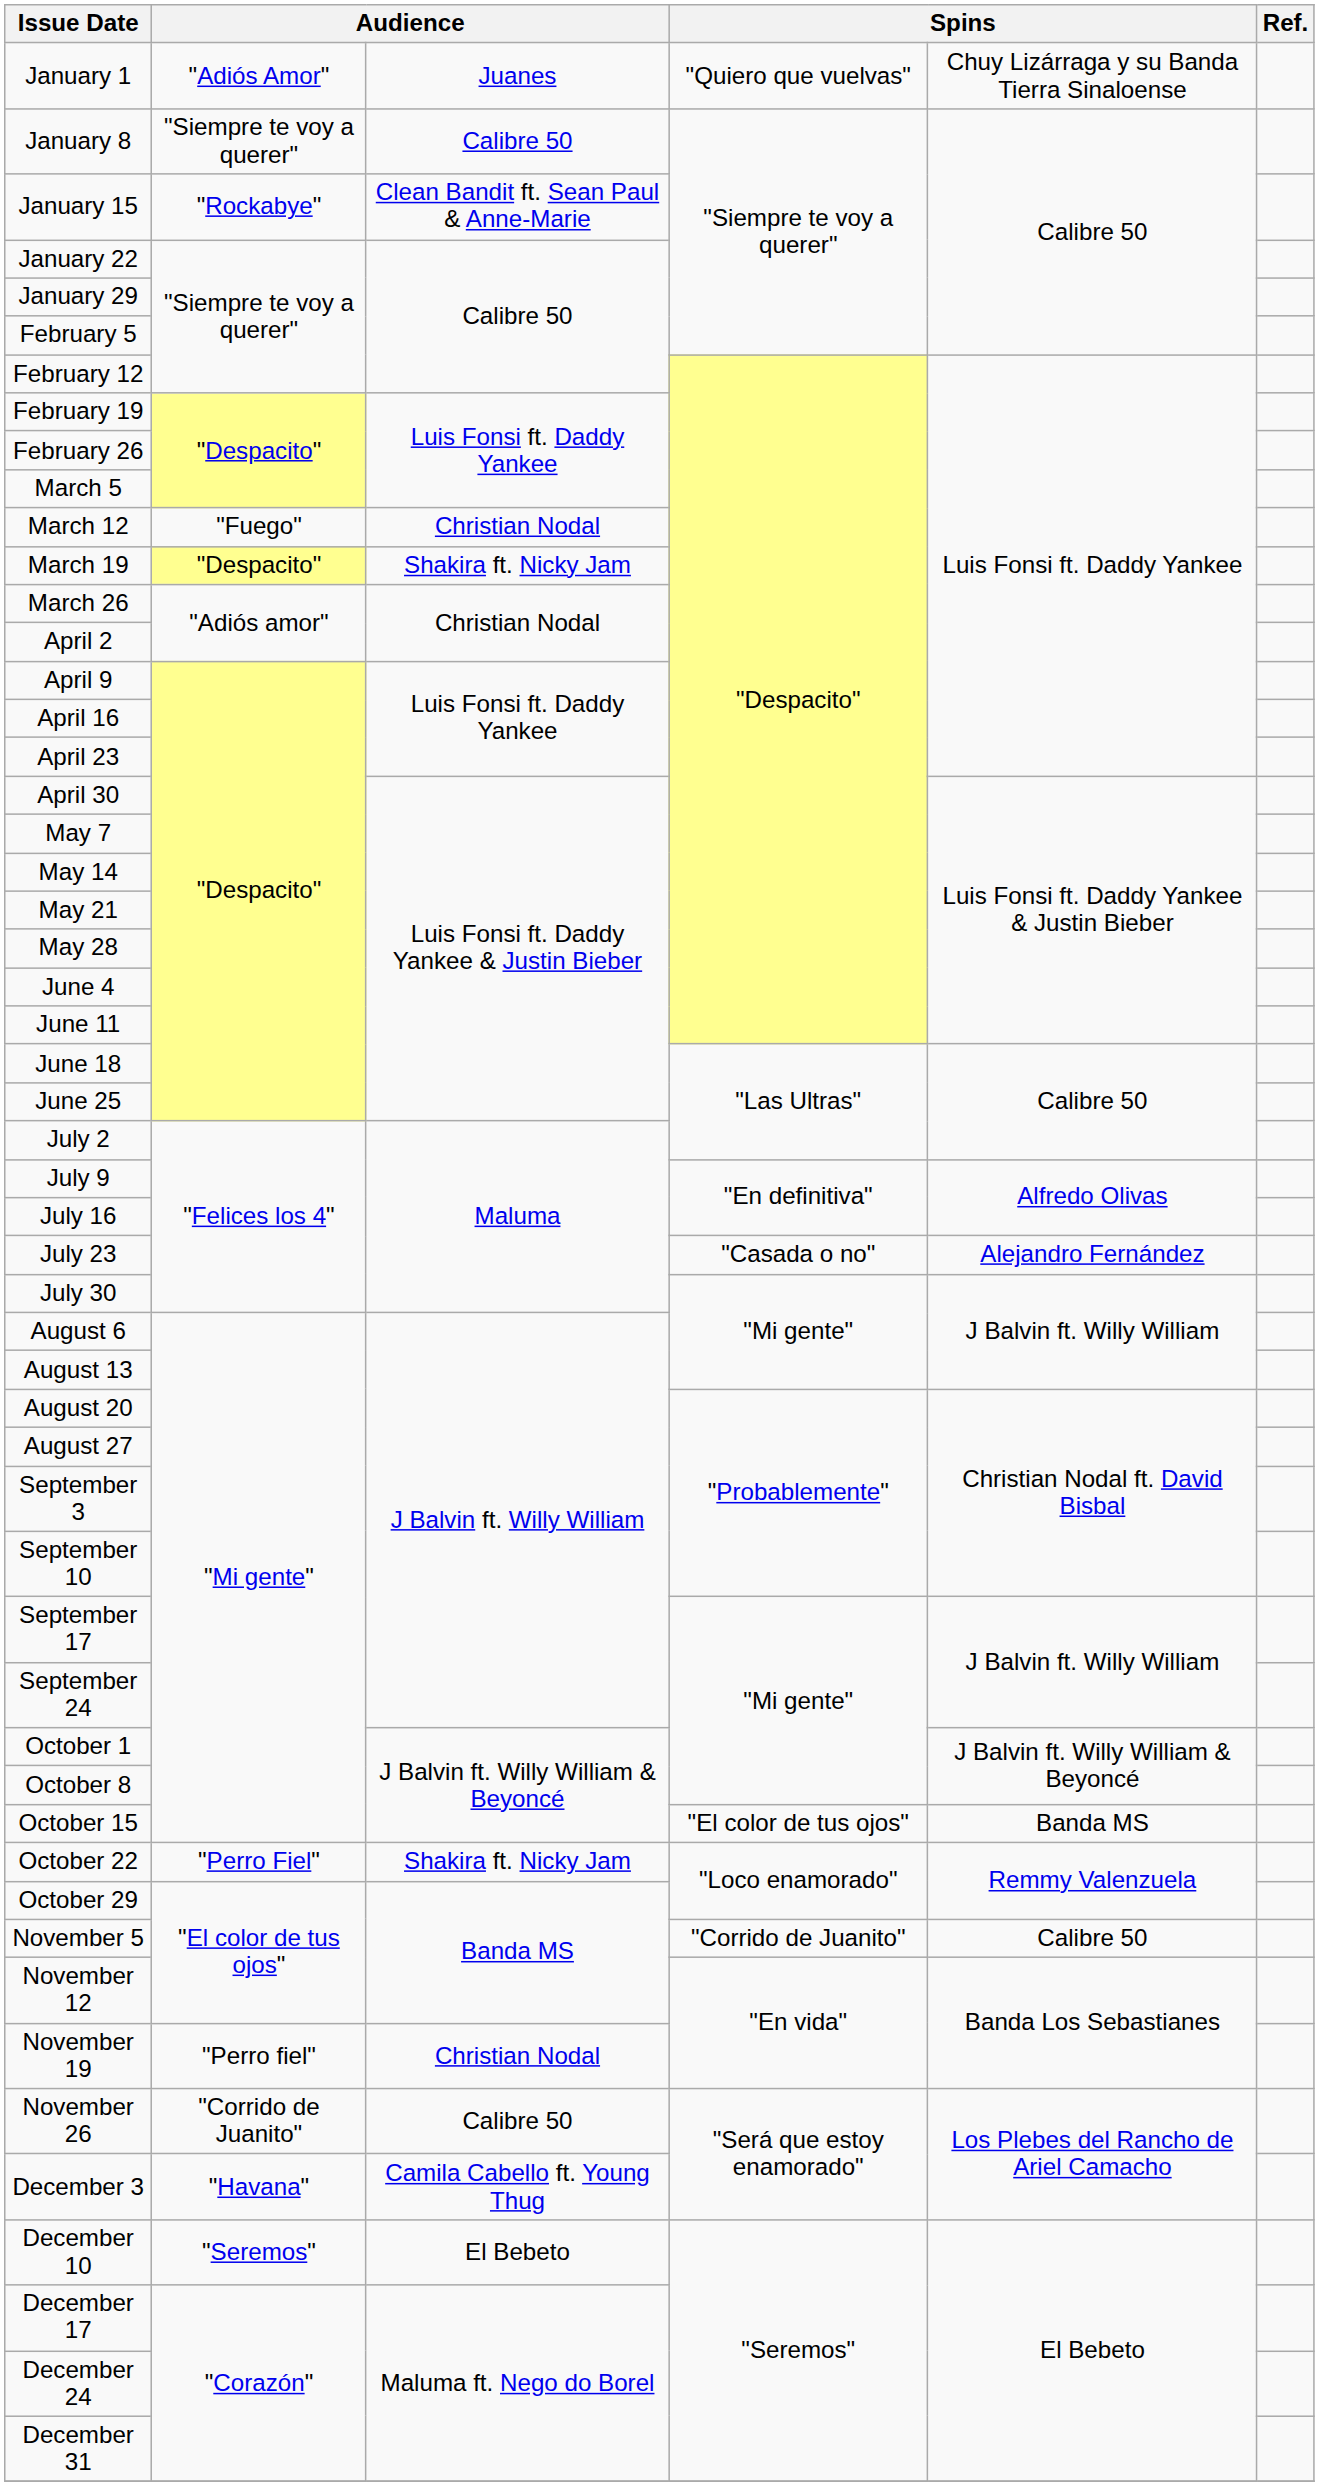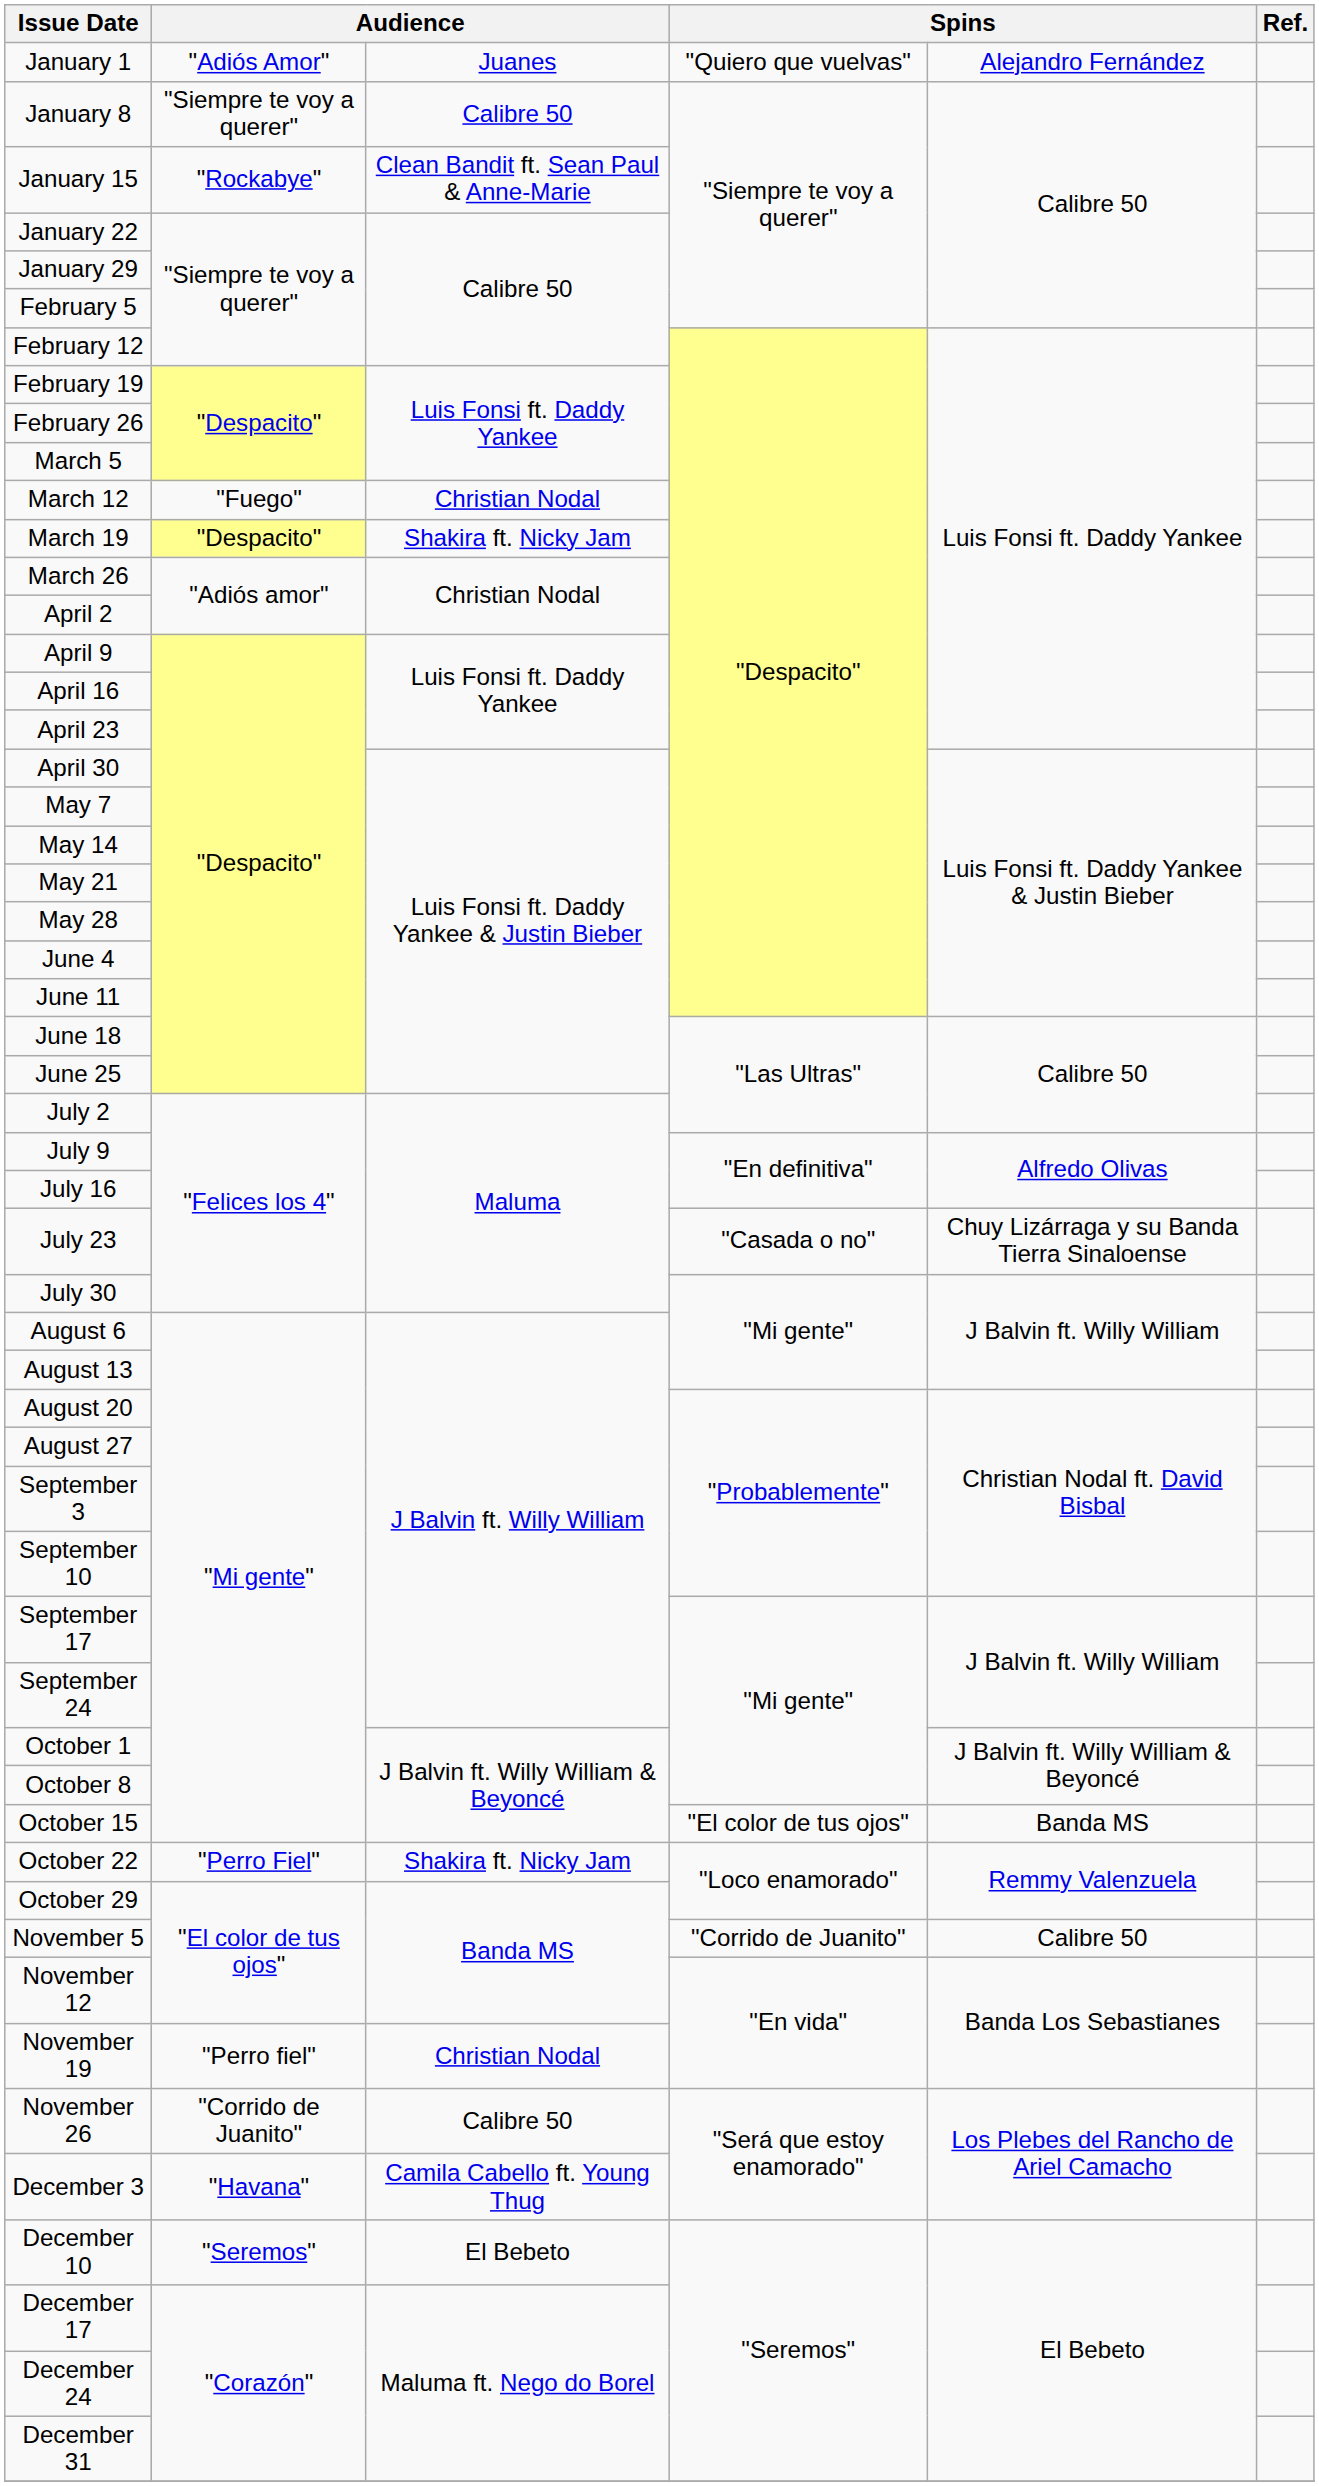(1092, 75) Chuy Lizárraga y su Banda Tierra Sinaloense -> (1092, 61) Alejandro Fernández
(1092, 1254) Alejandro Fernández -> (1092, 1241) Chuy Lizárraga y su Banda Tierra Sinaloense
